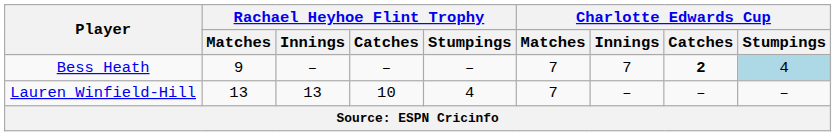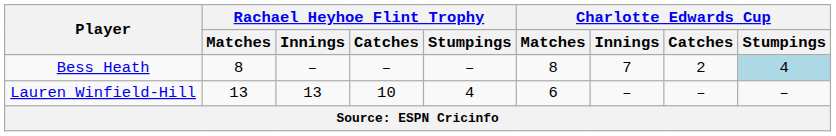(239, 68) 9 -> (239, 68) 8
(553, 68) 7 -> (553, 68) 8
(701, 68) bold -> (701, 68) normal
(553, 93) 7 -> (553, 93) 6
